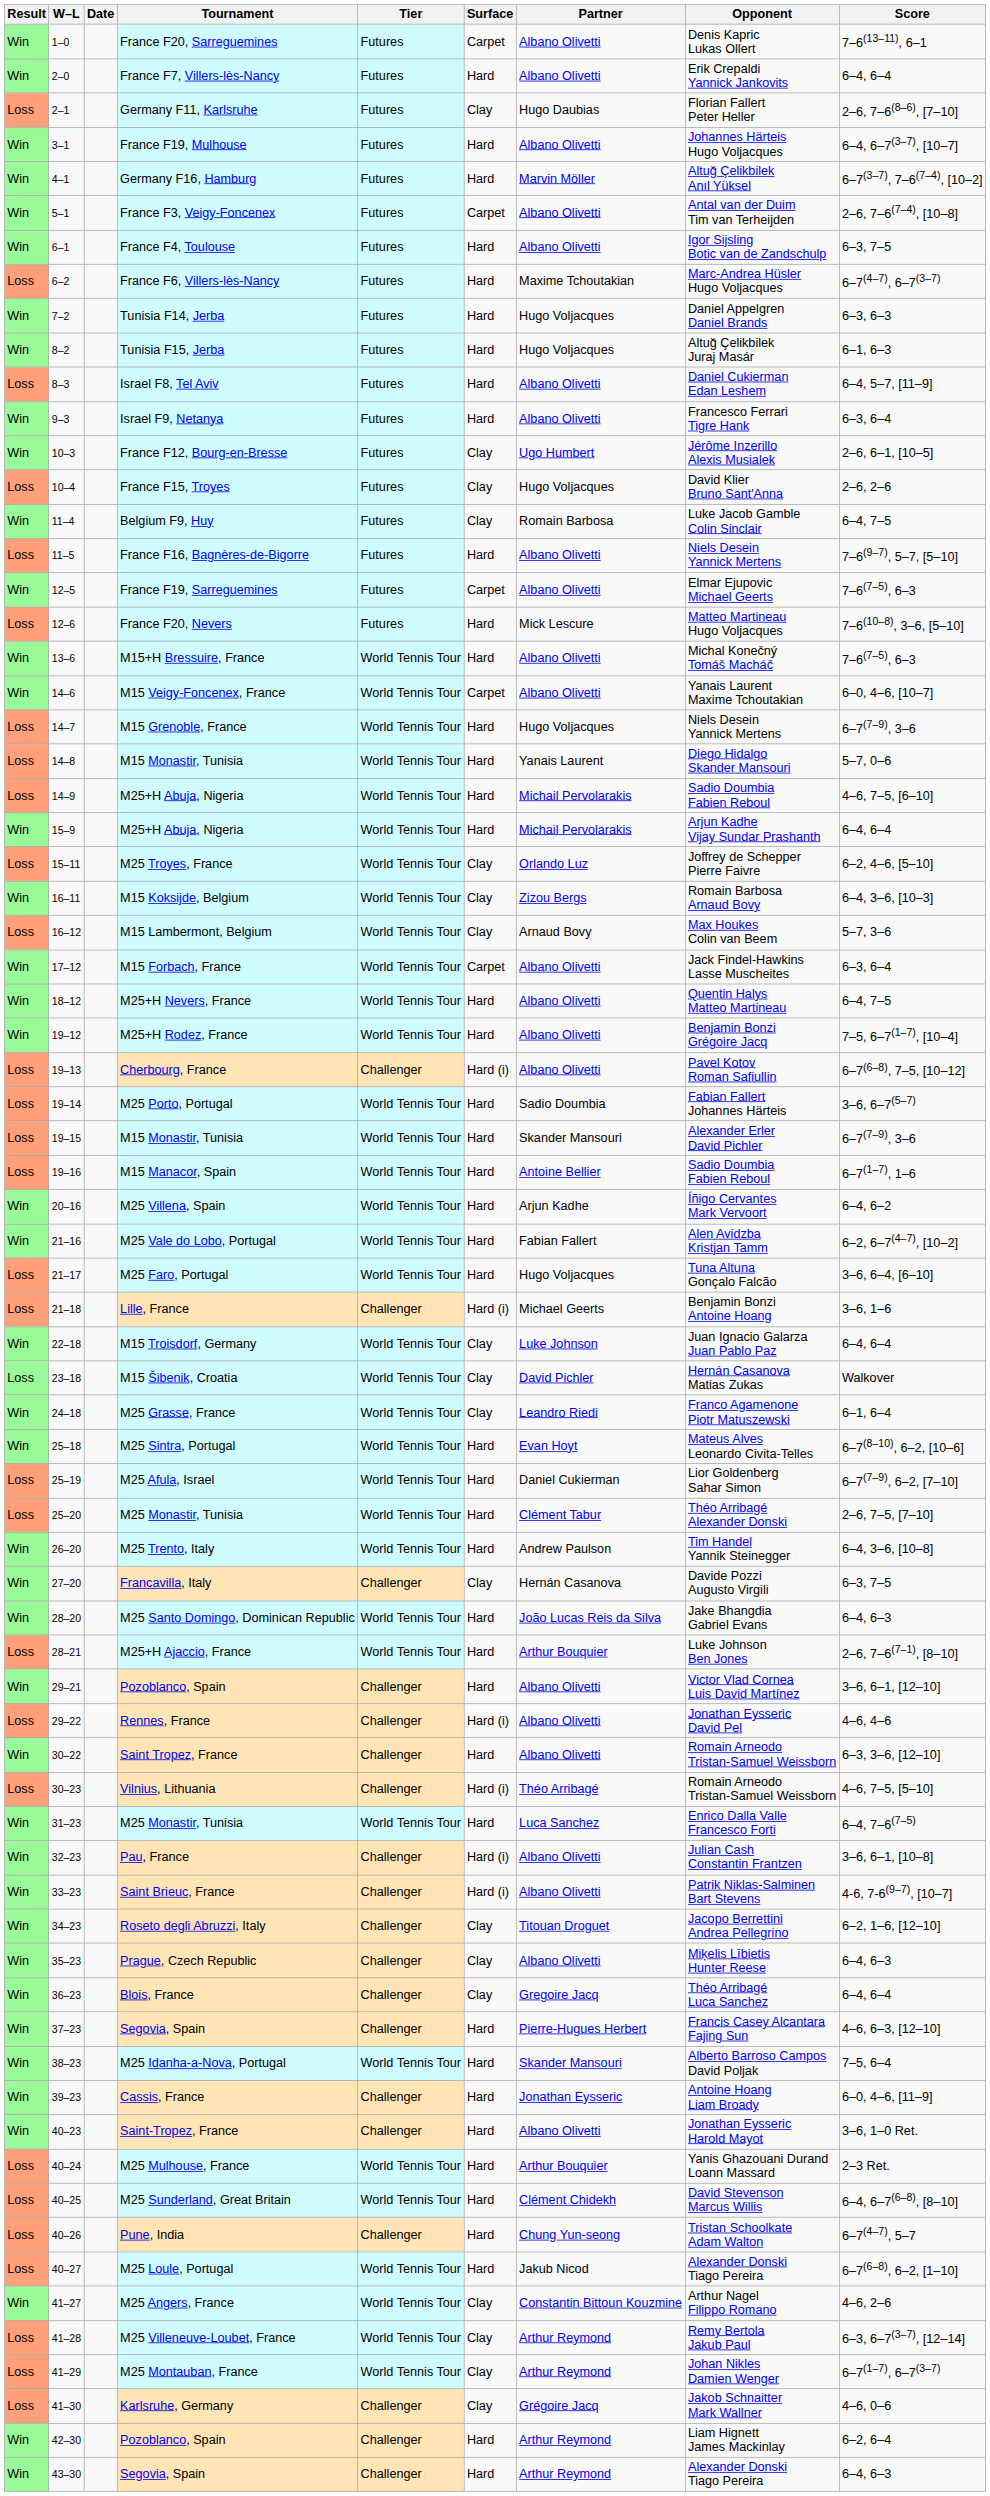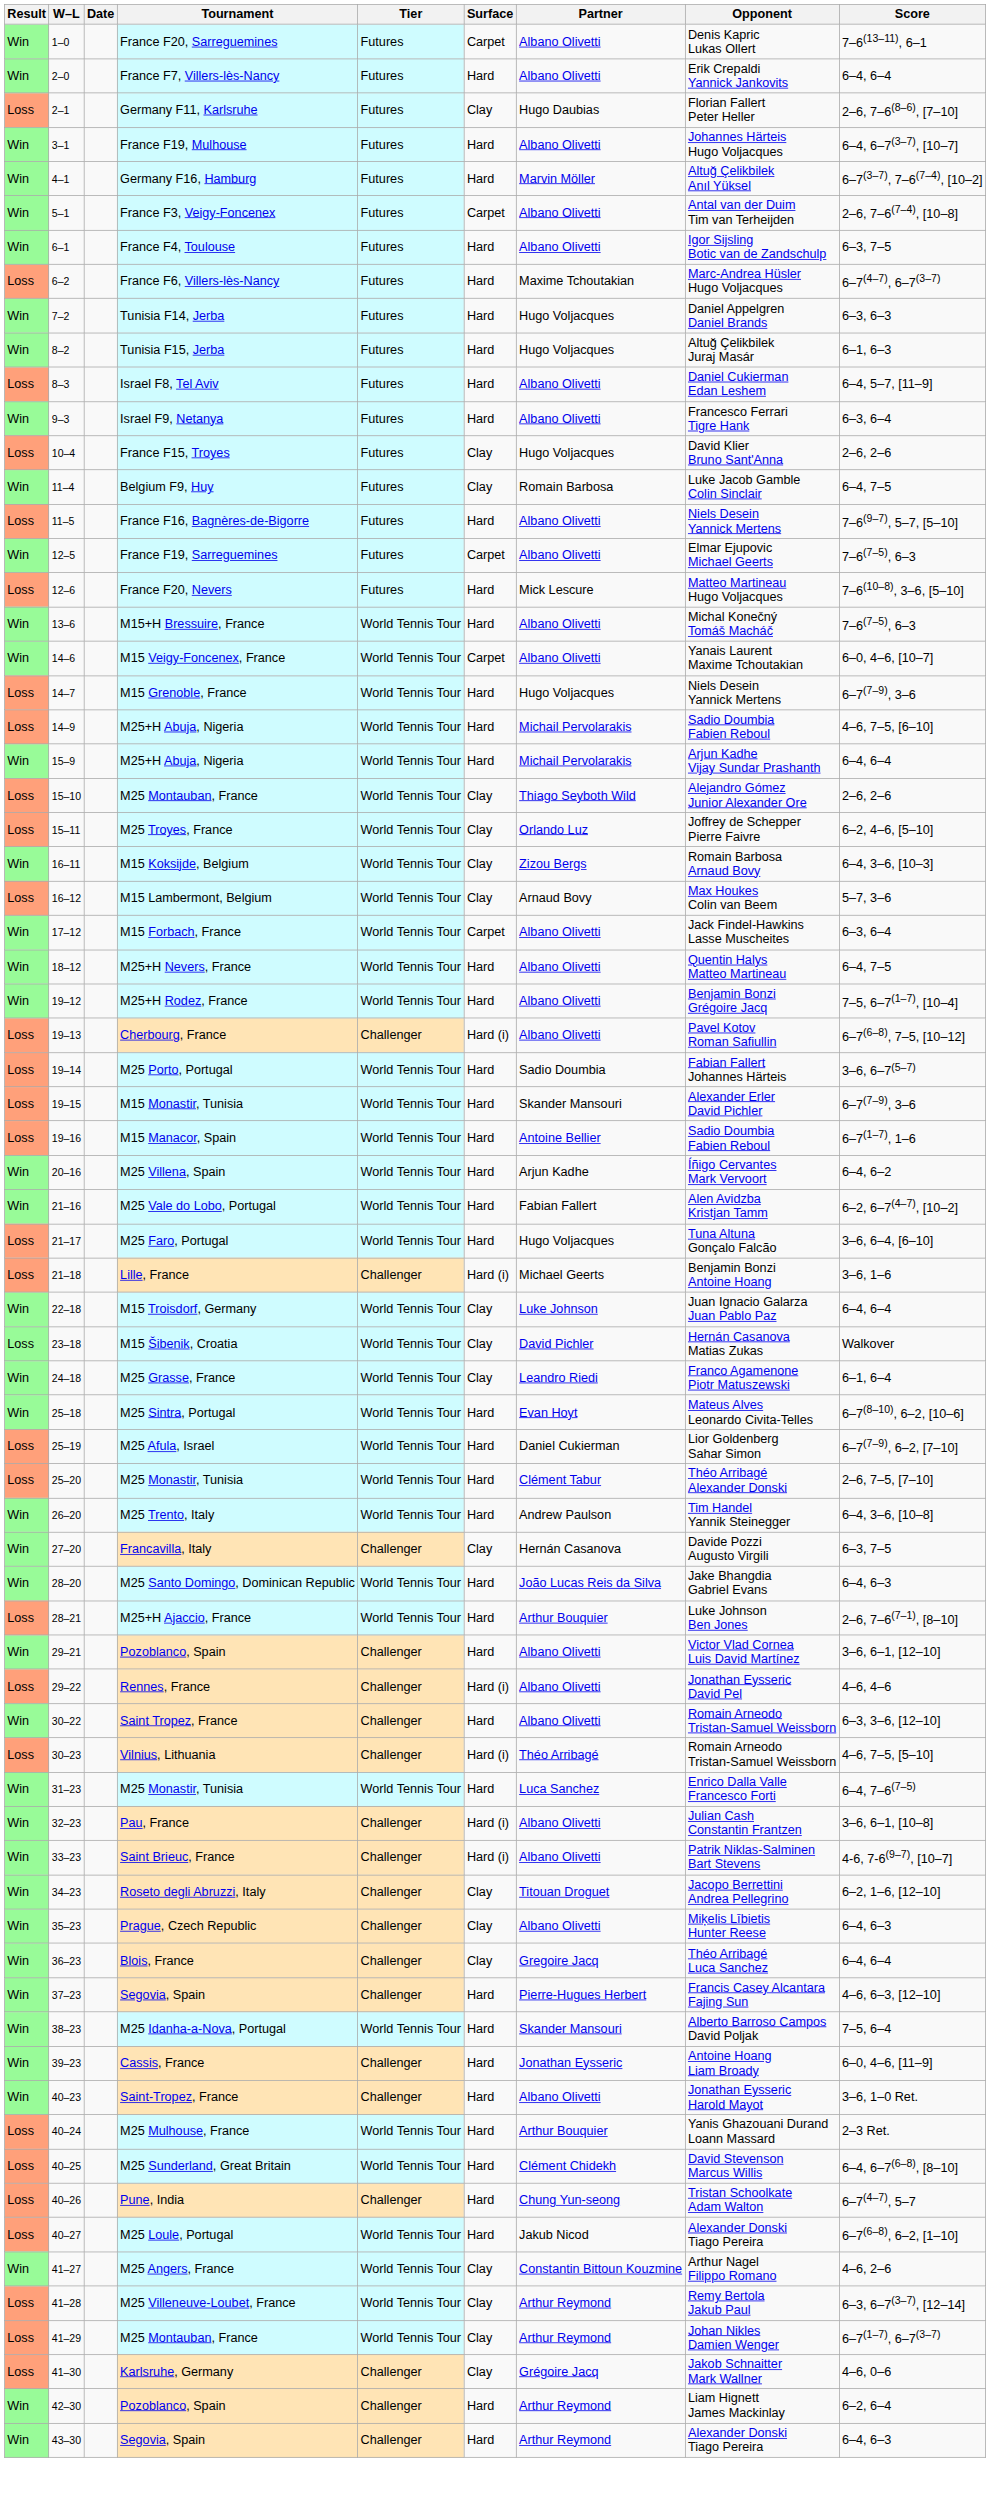- row: (63, 453)
- row: (63, 762)
+ row: (66, 796)
